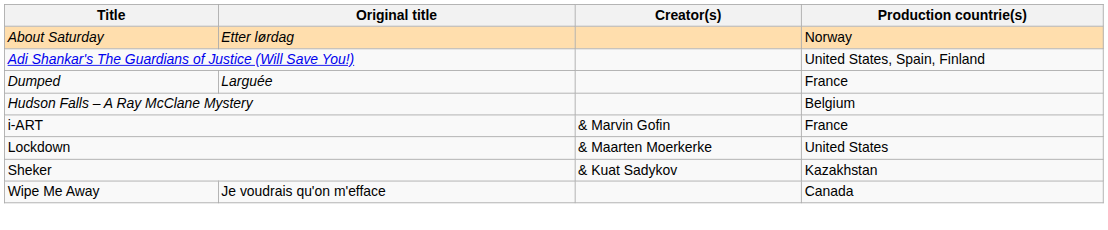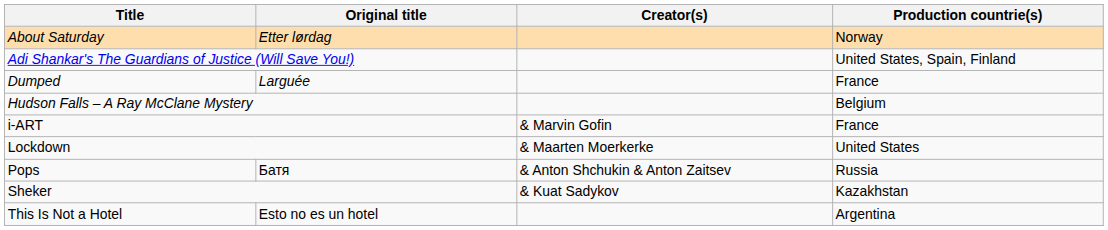+ row: (24, 170)
+ row: (65, 214)
- row: (54, 192)
